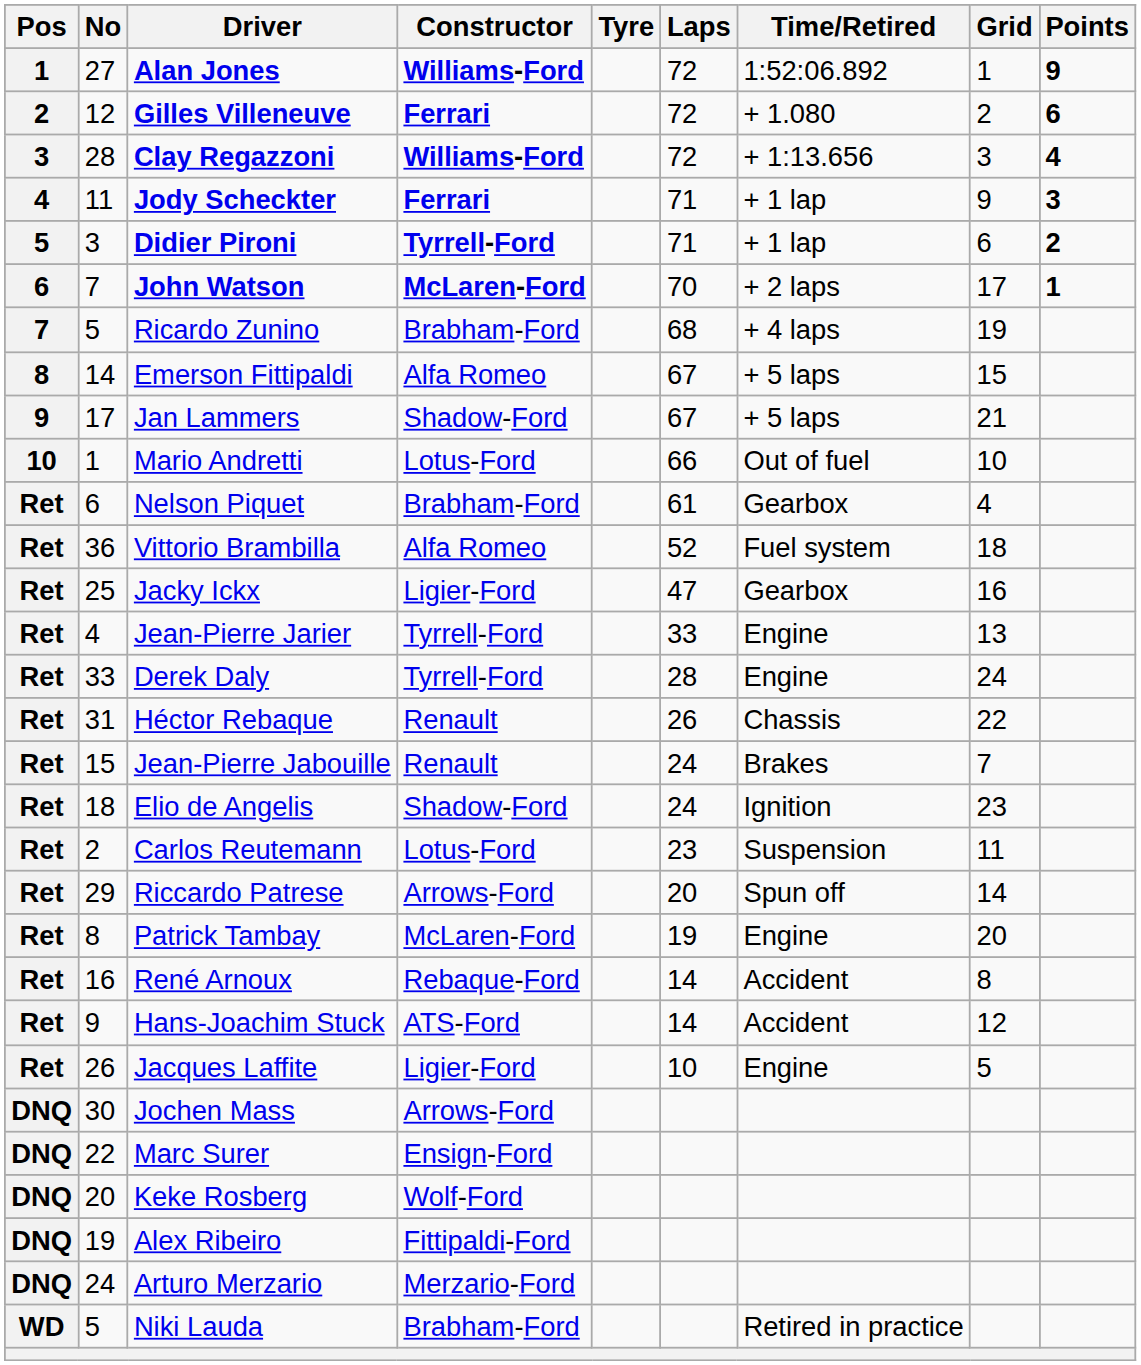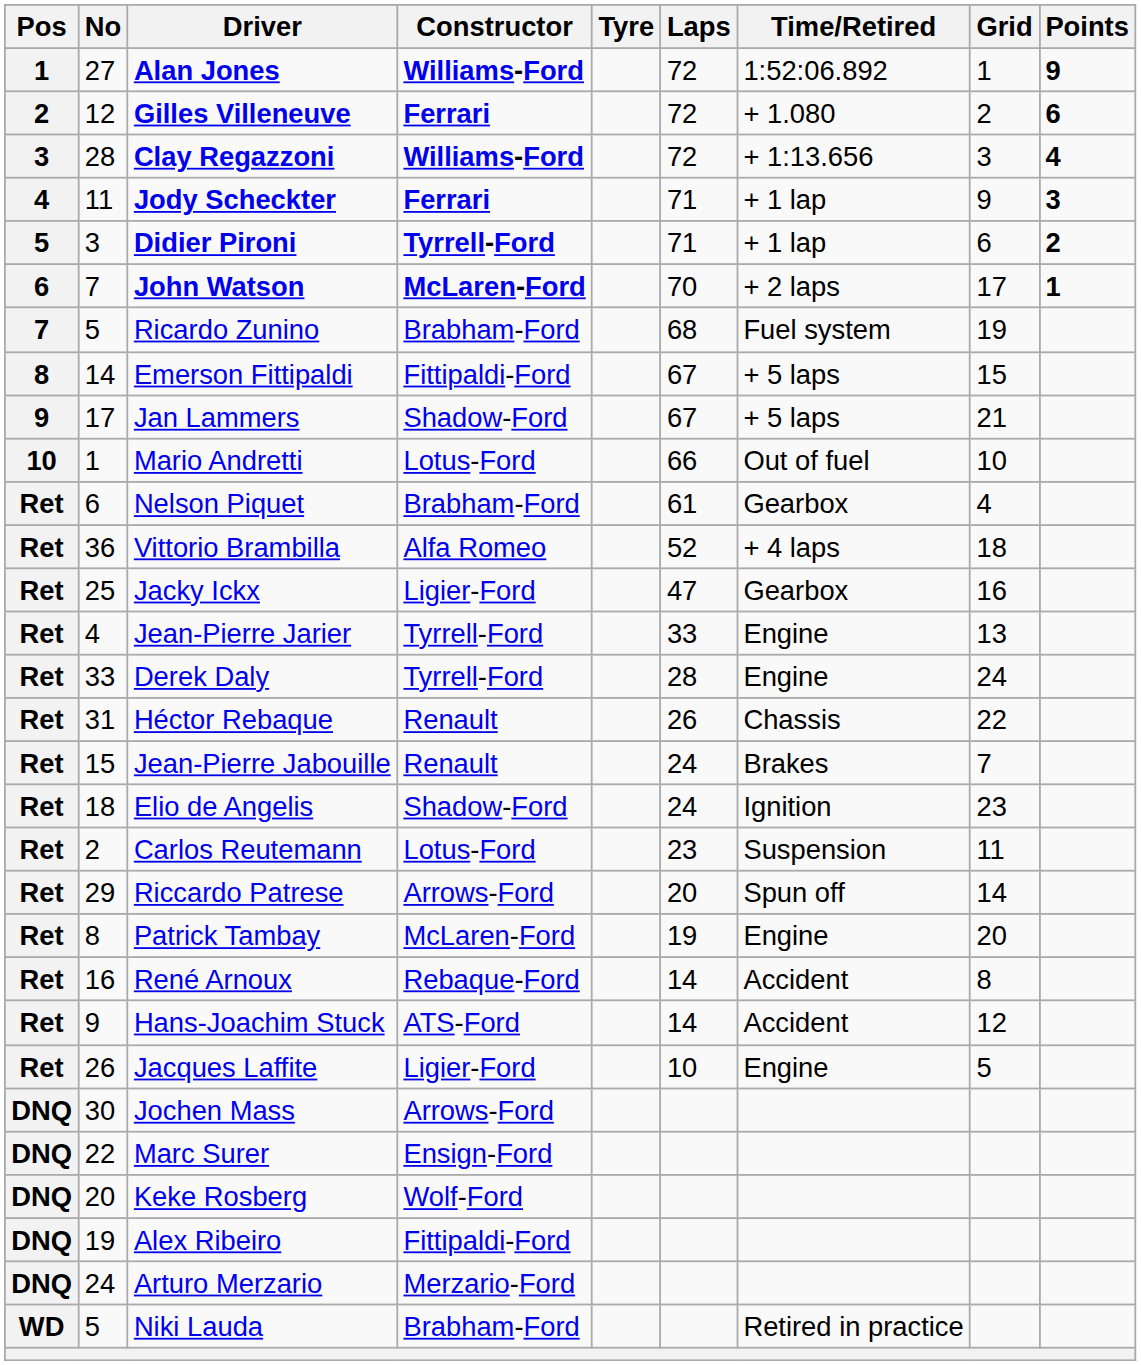(792, 330) + 4 laps -> (817, 330) Fuel system
(475, 373) Alfa Romeo -> (487, 373) Fittipaldi-Ford
(817, 546) Fuel system -> (792, 546) + 4 laps
